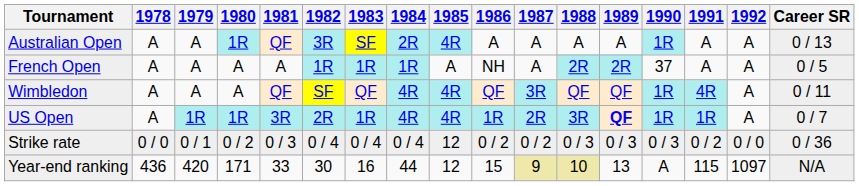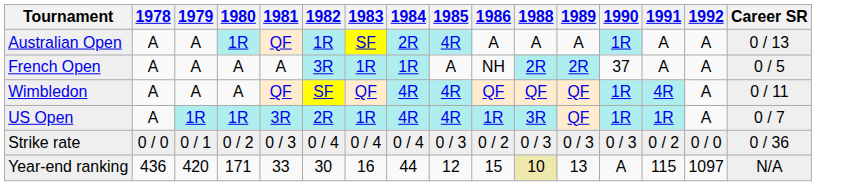- column: (536, 17)
(323, 42) 3R -> (323, 42) 1R
(323, 67) 1R -> (323, 67) 3R
(621, 117) bold -> (579, 117) normal
(451, 142) 12 -> (451, 142) 0 / 3
